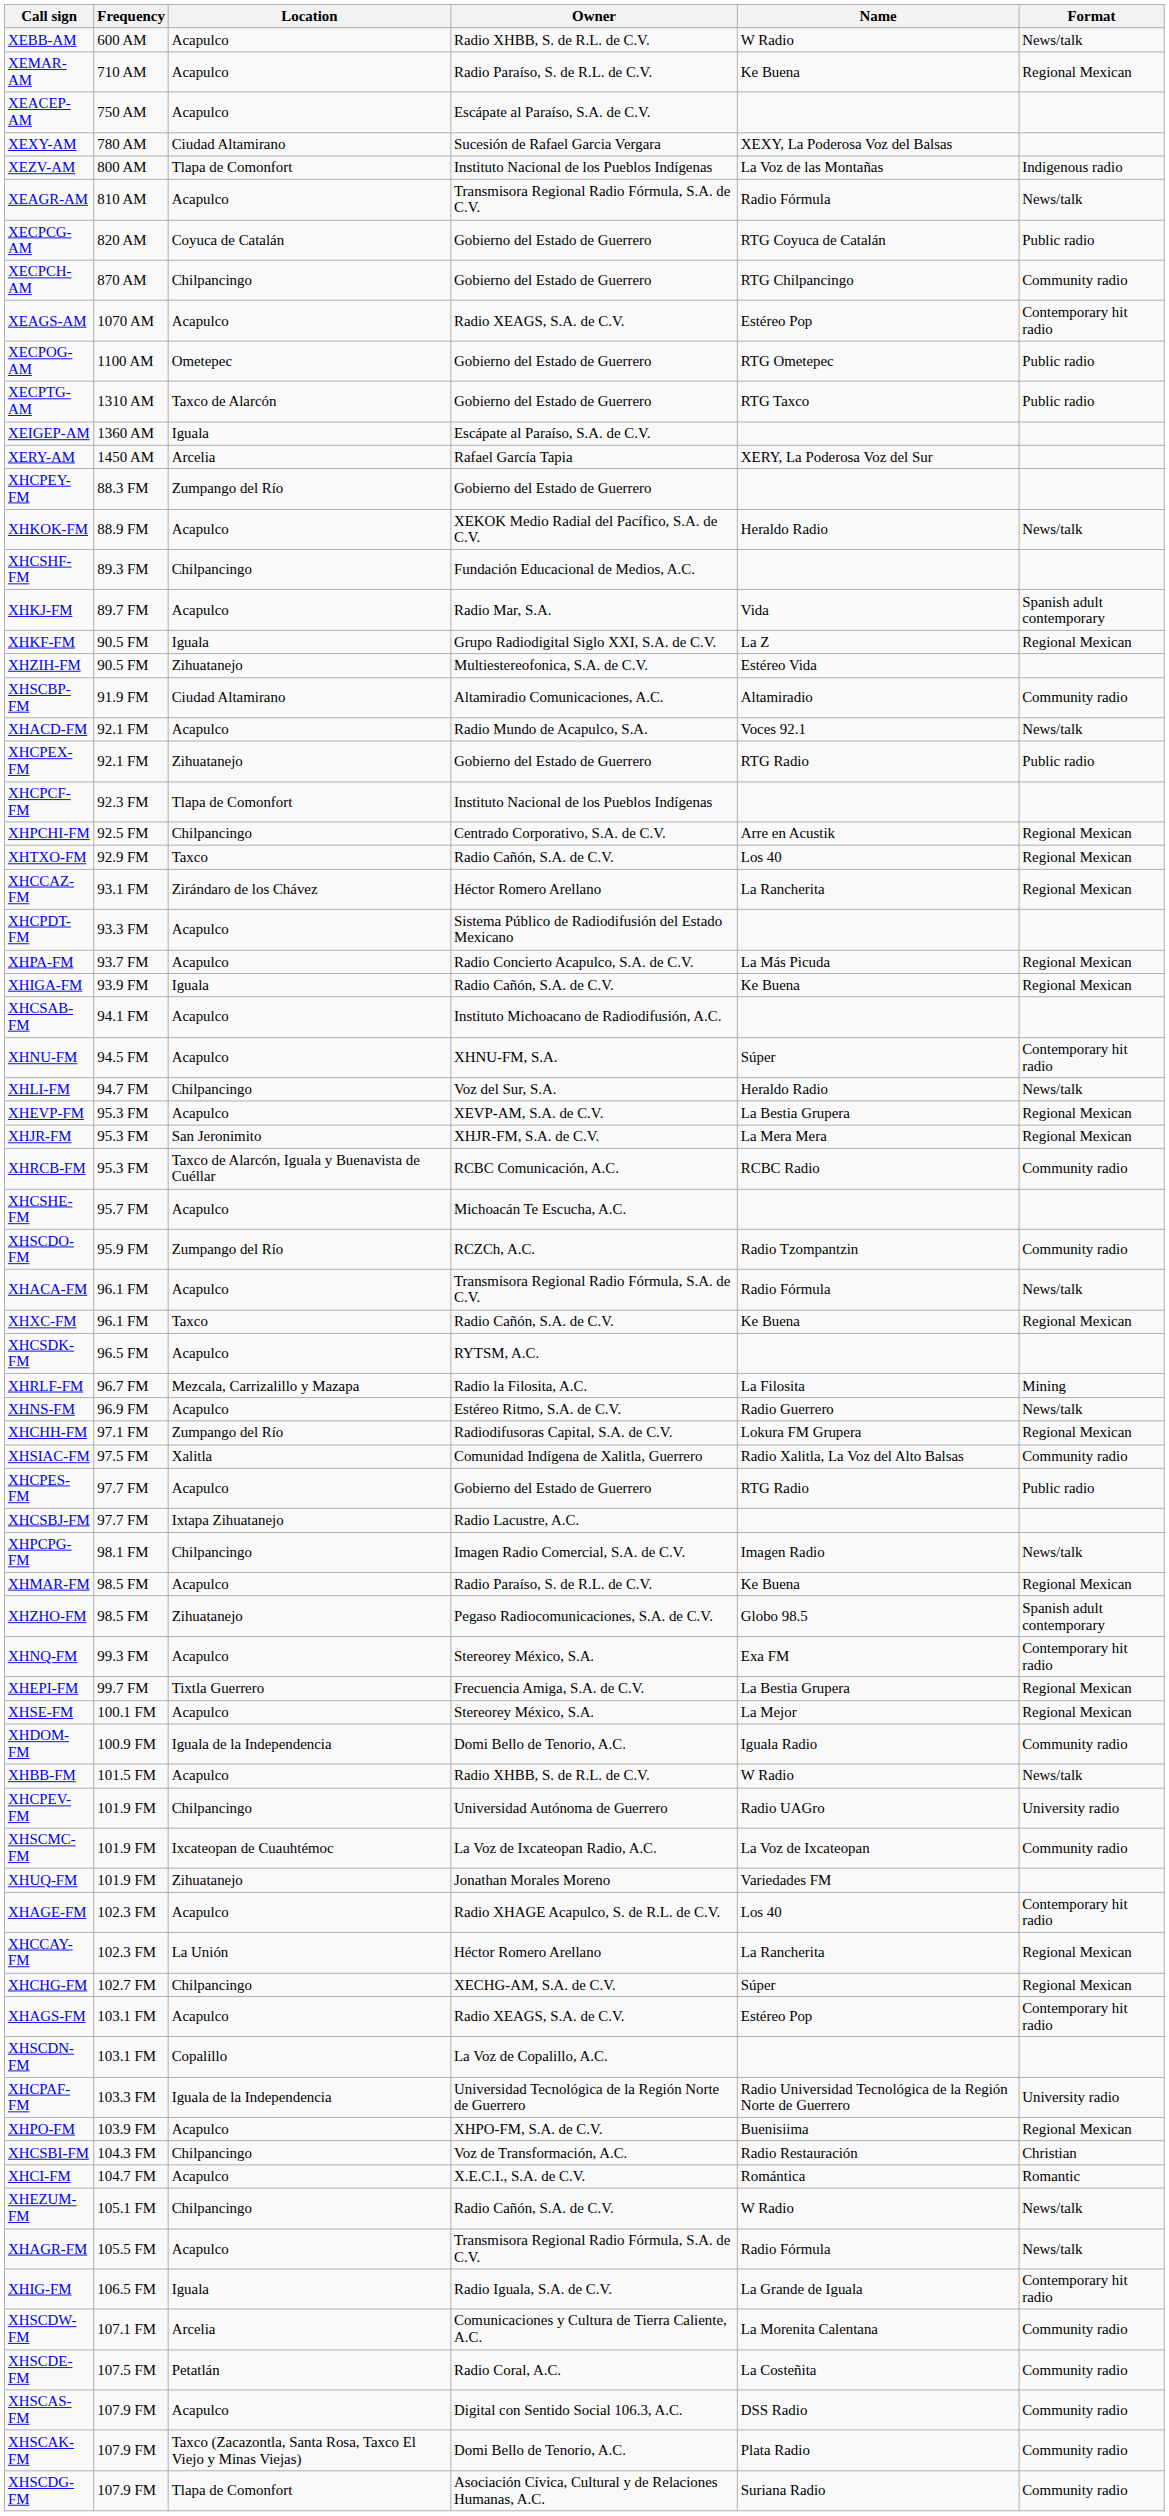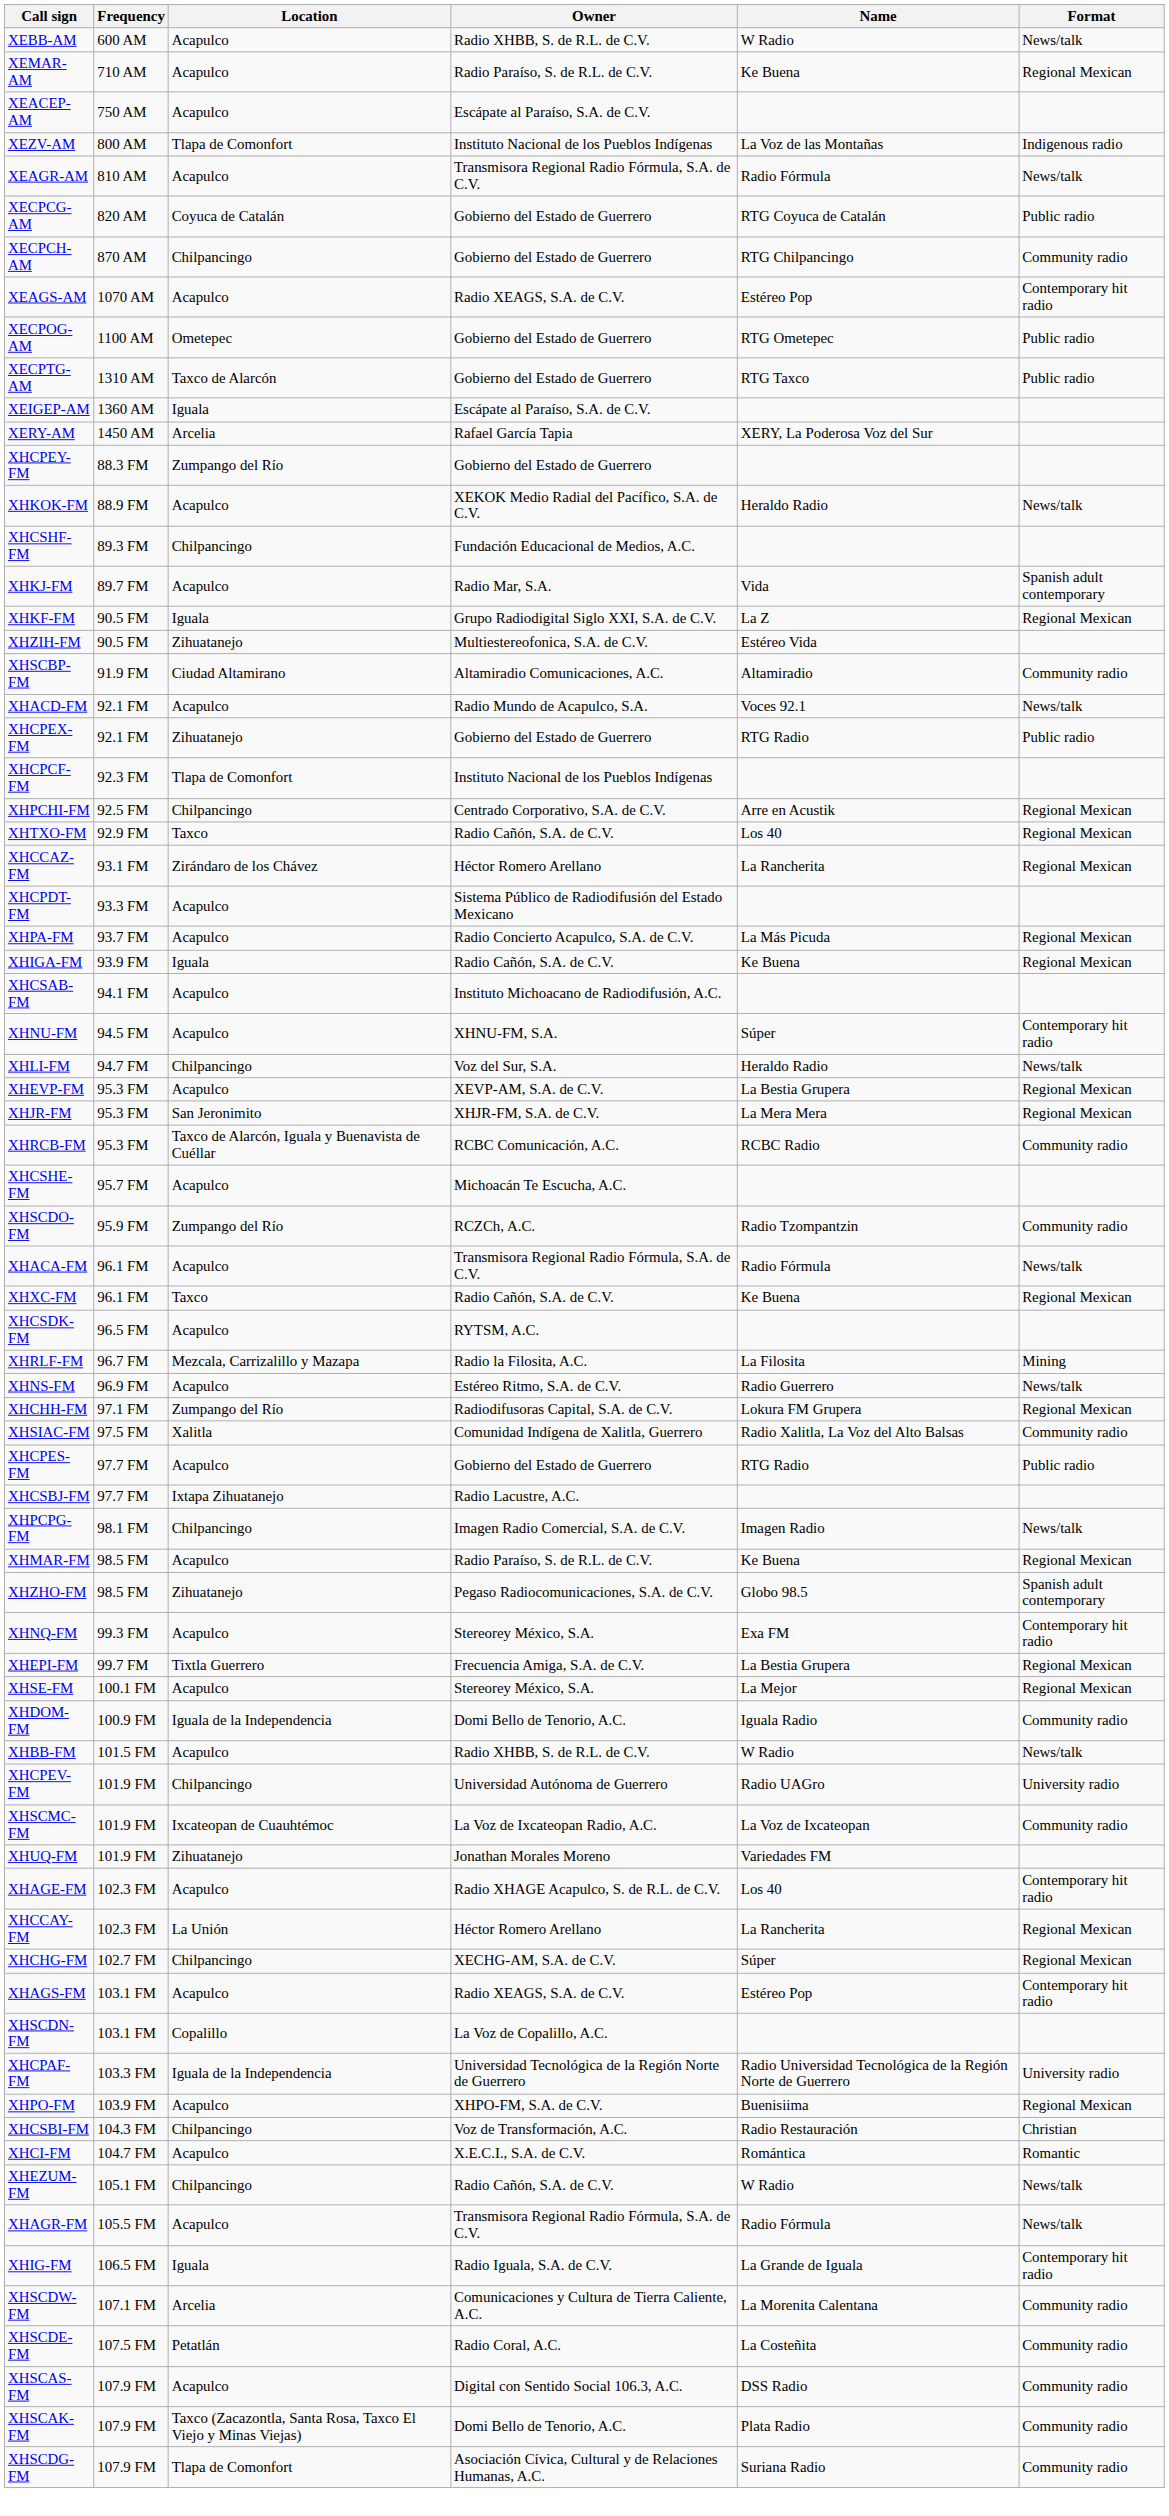- row: (42, 144)
